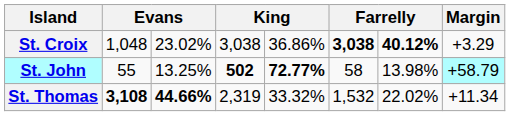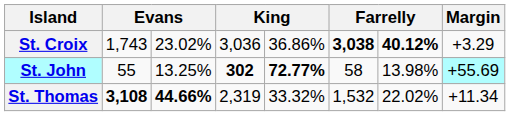(127, 44) 1,048 -> (127, 44) 1,743
(240, 44) 3,038 -> (240, 44) 3,036
(240, 70) 502 -> (240, 70) 302
(473, 70) +58.79 -> (473, 70) +55.69
